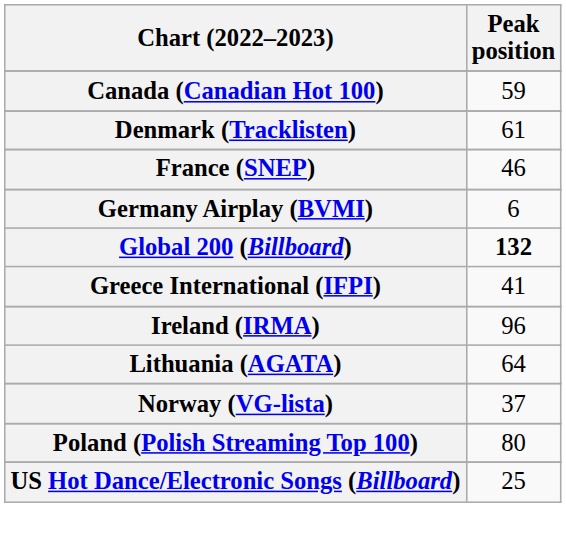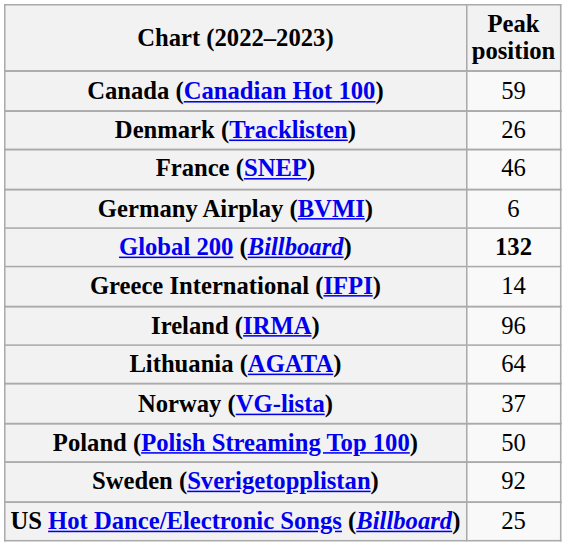(513, 129) 61 -> (513, 129) 26
(513, 286) 41 -> (513, 286) 14
(513, 442) 80 -> (513, 442) 50
+ row: (235, 481)
